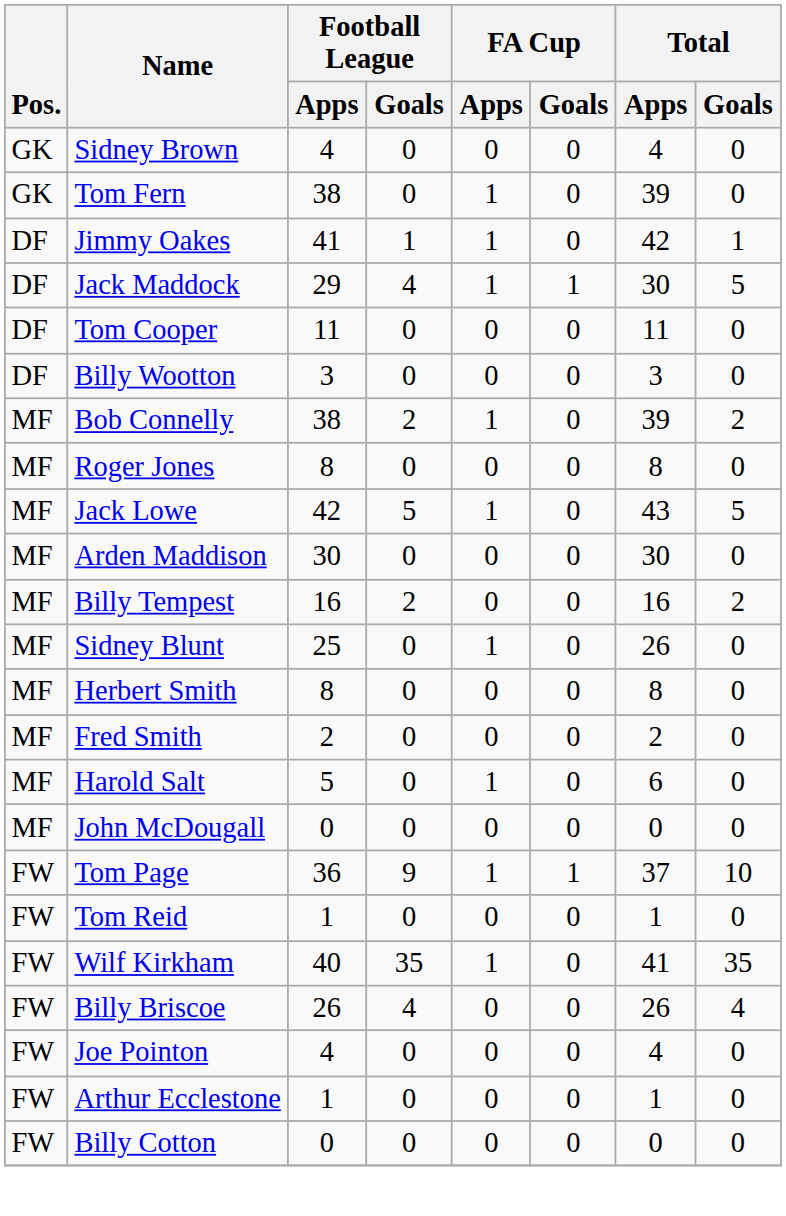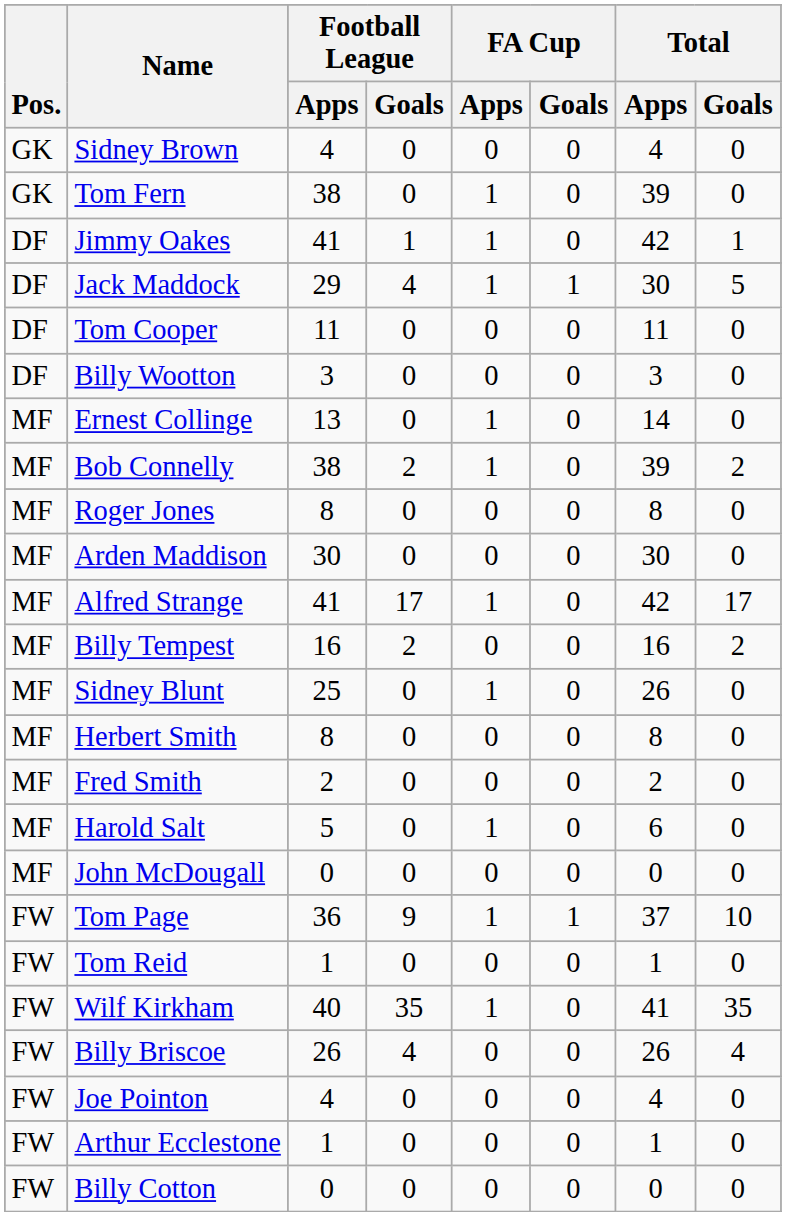+ row: (163, 420)
- row: (136, 510)
+ row: (159, 601)
